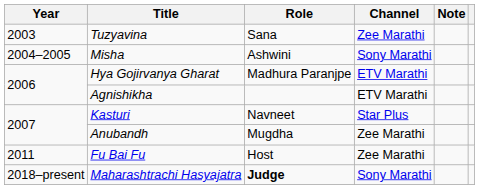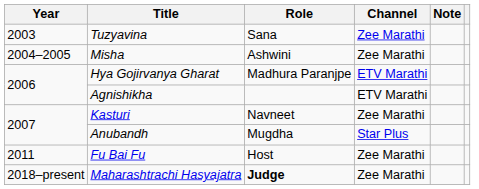(394, 54) Sony Marathi -> (391, 54) Zee Marathi
(383, 114) Star Plus -> (391, 114) Zee Marathi
(391, 134) Zee Marathi -> (383, 134) Star Plus
(394, 174) Sony Marathi -> (391, 174) Zee Marathi
